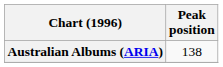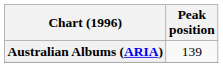(192, 51) 138 -> (192, 51) 139
